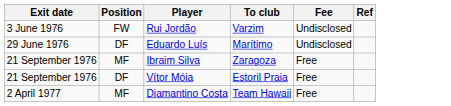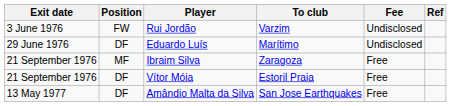- row: (187, 93)
+ row: (200, 93)
